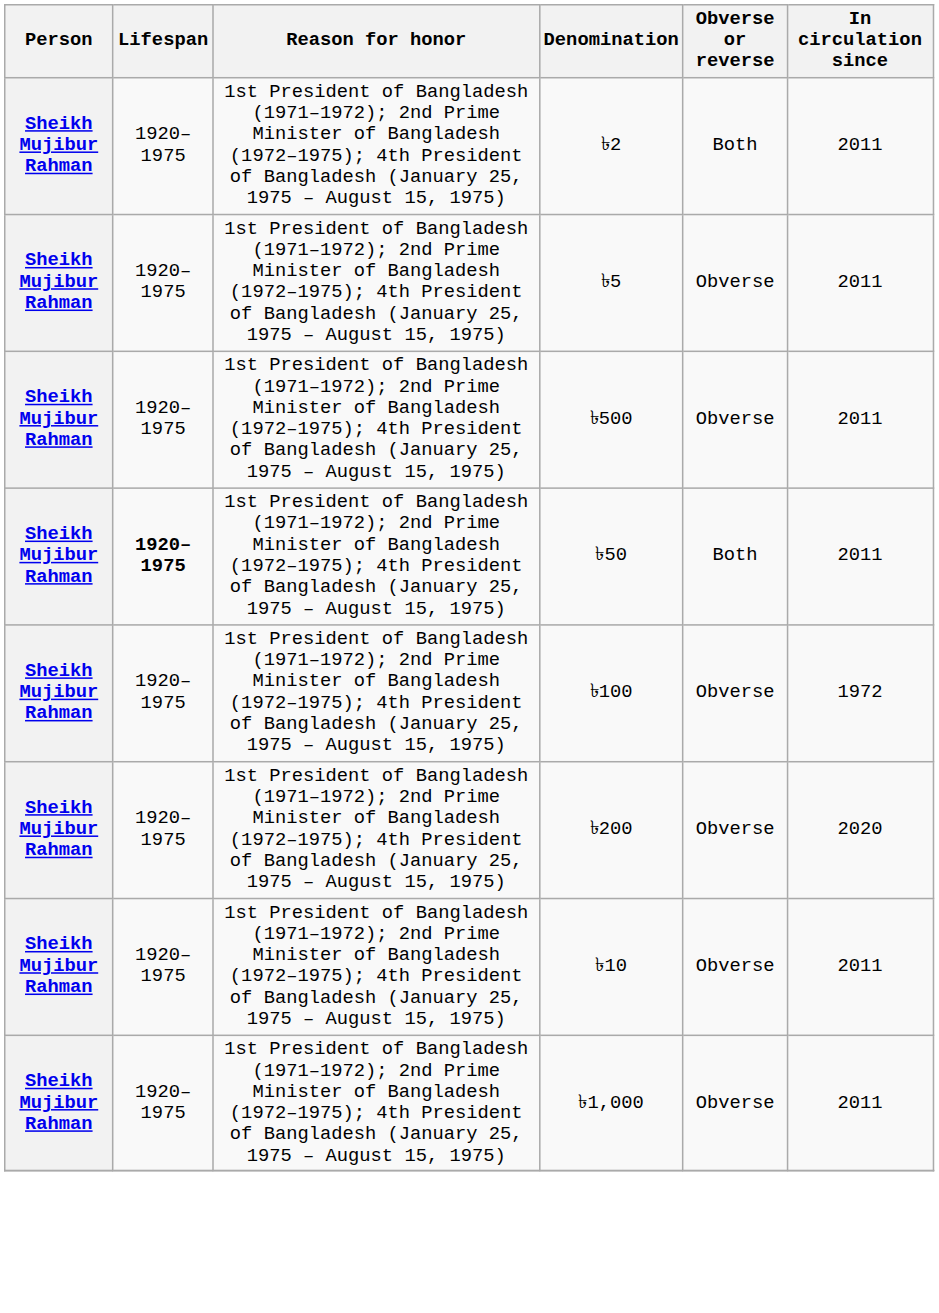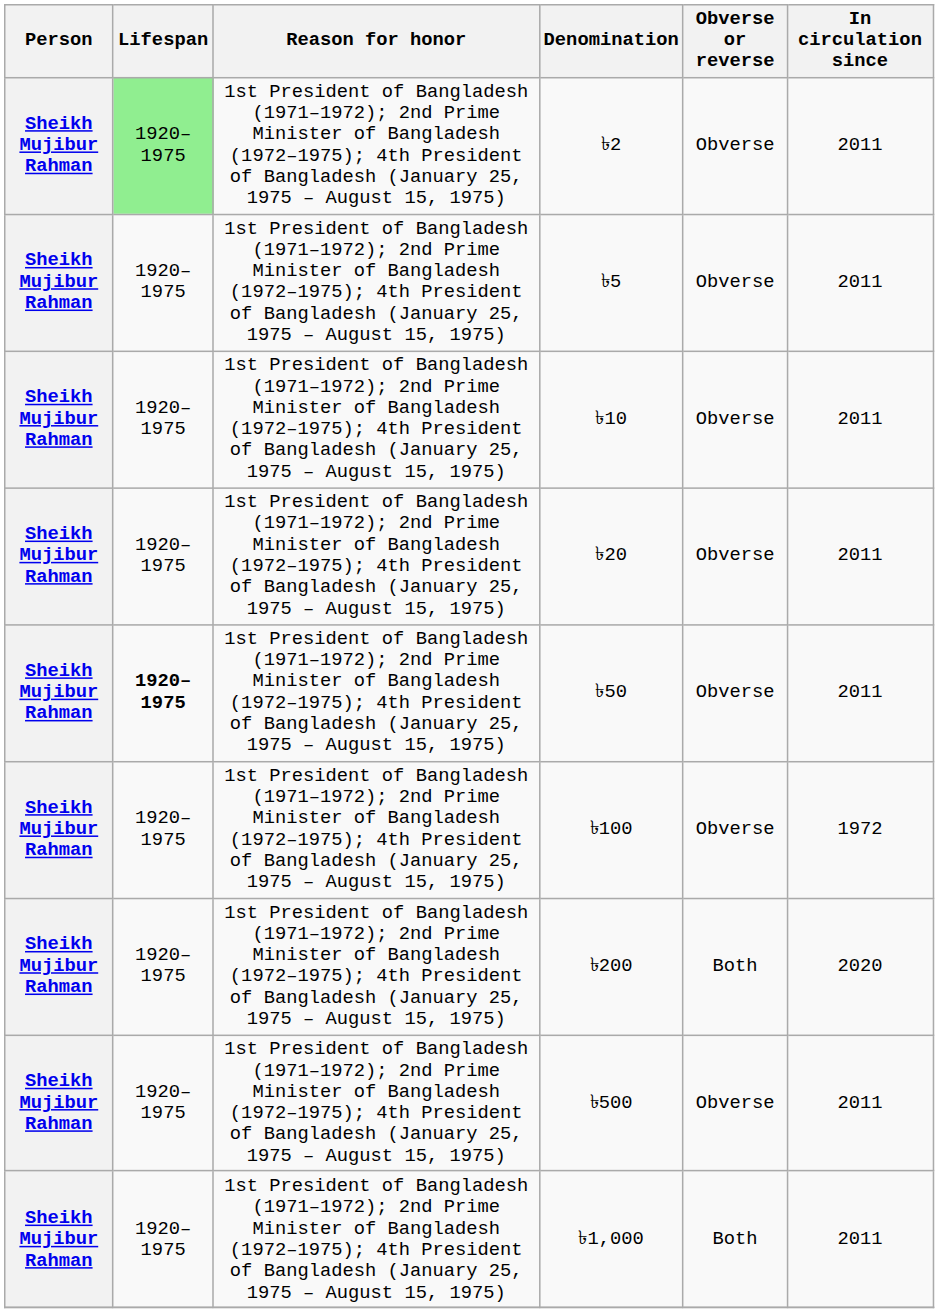(163, 146) no background -> (163, 146) lightgreen background
(735, 146) Both -> (735, 146) Obverse
rows swapped: (611, 967) <-> (611, 420)
+ row: (611, 556)
(735, 556) Both -> (735, 693) Obverse
(735, 830) Obverse -> (735, 967) Both
(735, 1103) Obverse -> (735, 1240) Both
